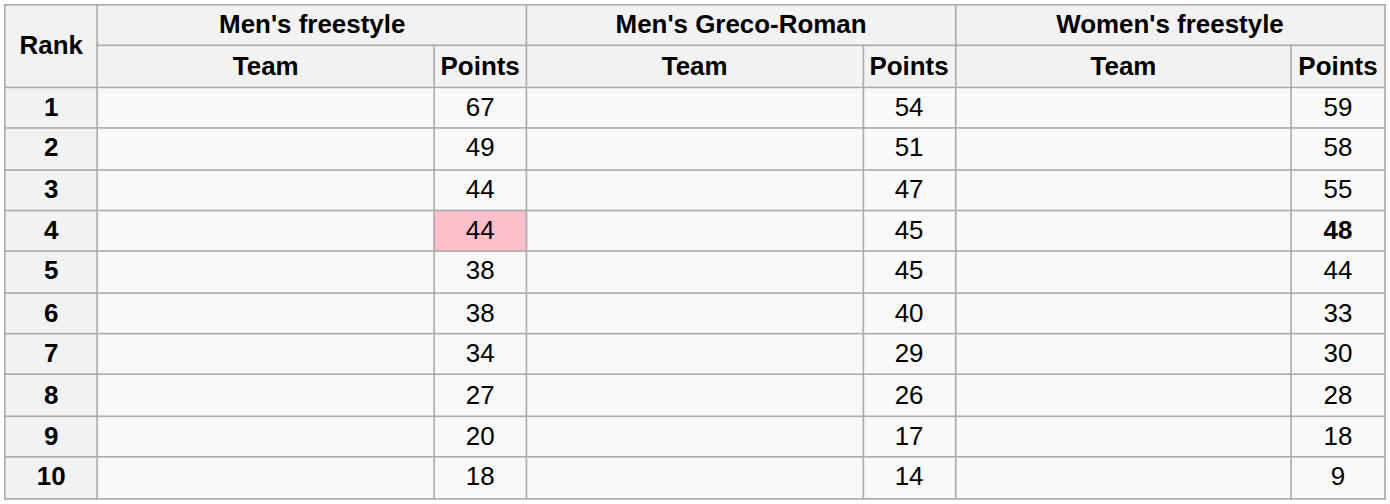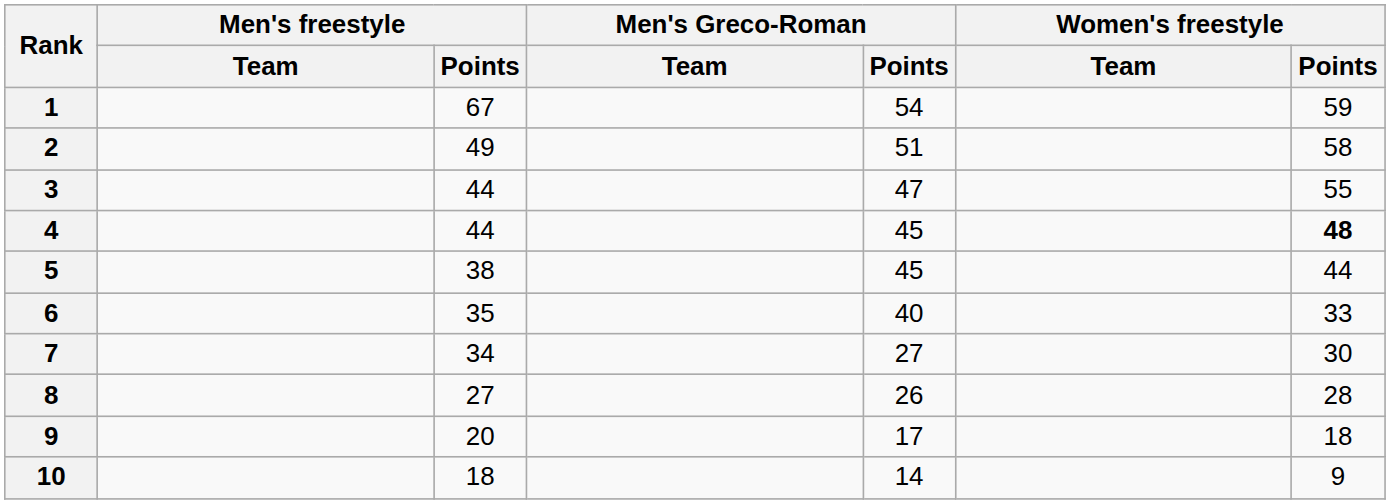(480, 230) pink background -> (480, 230) no background
(480, 312) 38 -> (480, 312) 35
(909, 353) 29 -> (909, 353) 27
